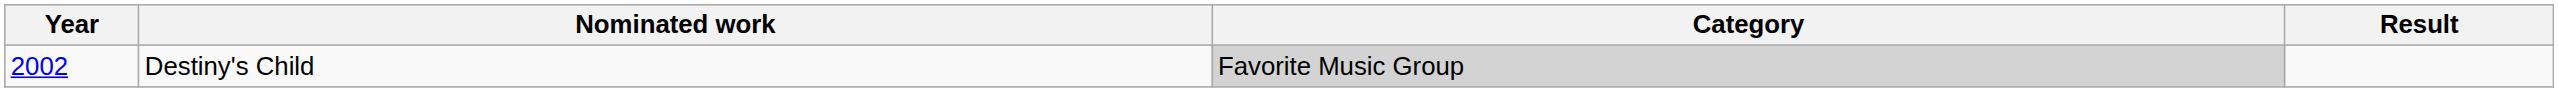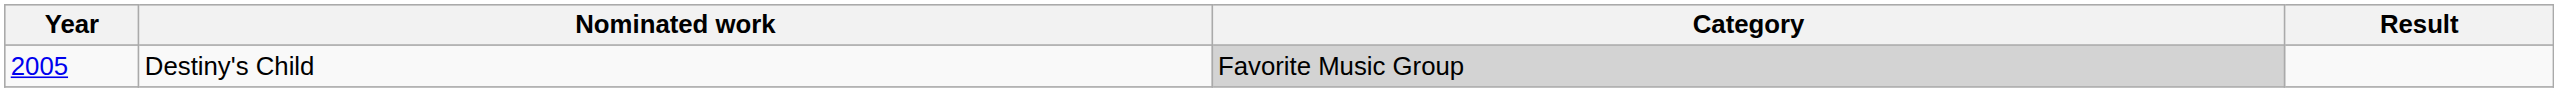(39, 65) 2002 -> (39, 65) 2005
